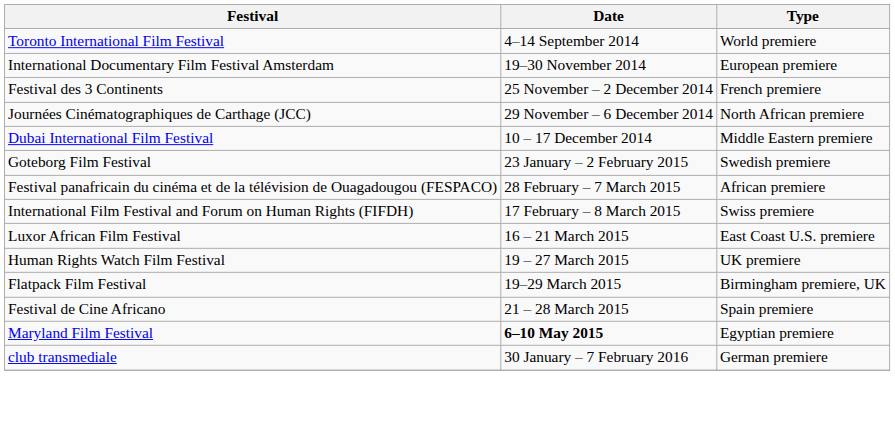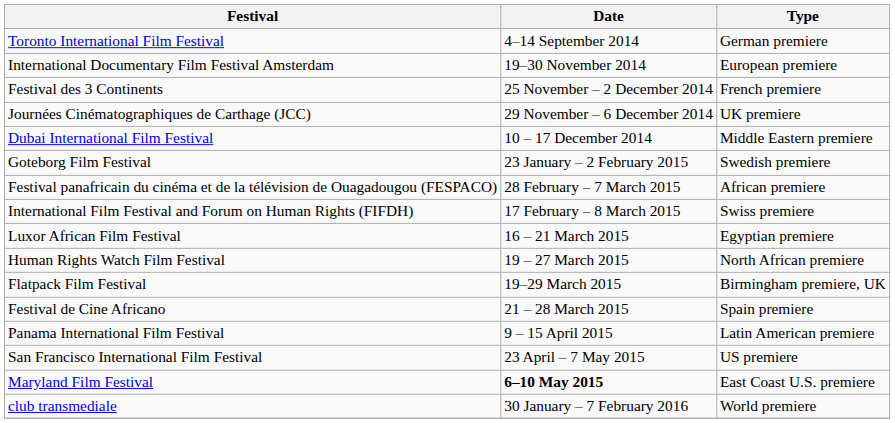(768, 41) World premiere -> (774, 41) German premiere
(792, 114) North African premiere -> (760, 114) UK premiere
(797, 235) East Coast U.S. premiere -> (777, 235) Egyptian premiere
(760, 260) UK premiere -> (792, 260) North African premiere
+ row: (116, 333)
+ row: (135, 357)
(777, 333) Egyptian premiere -> (797, 382) East Coast U.S. premiere
(774, 357) German premiere -> (768, 406) World premiere
